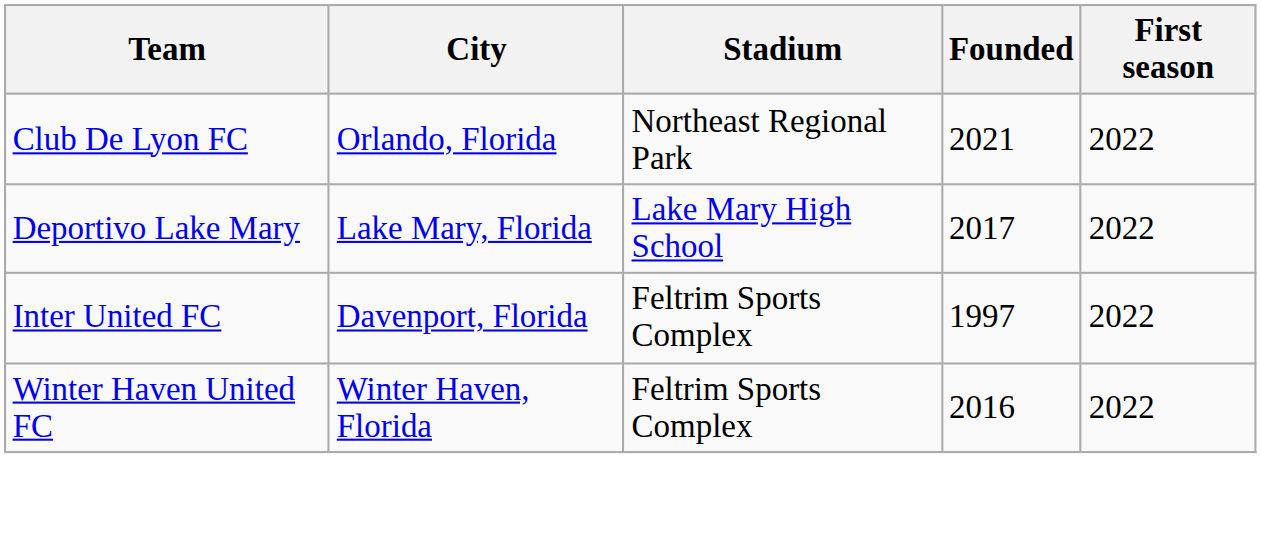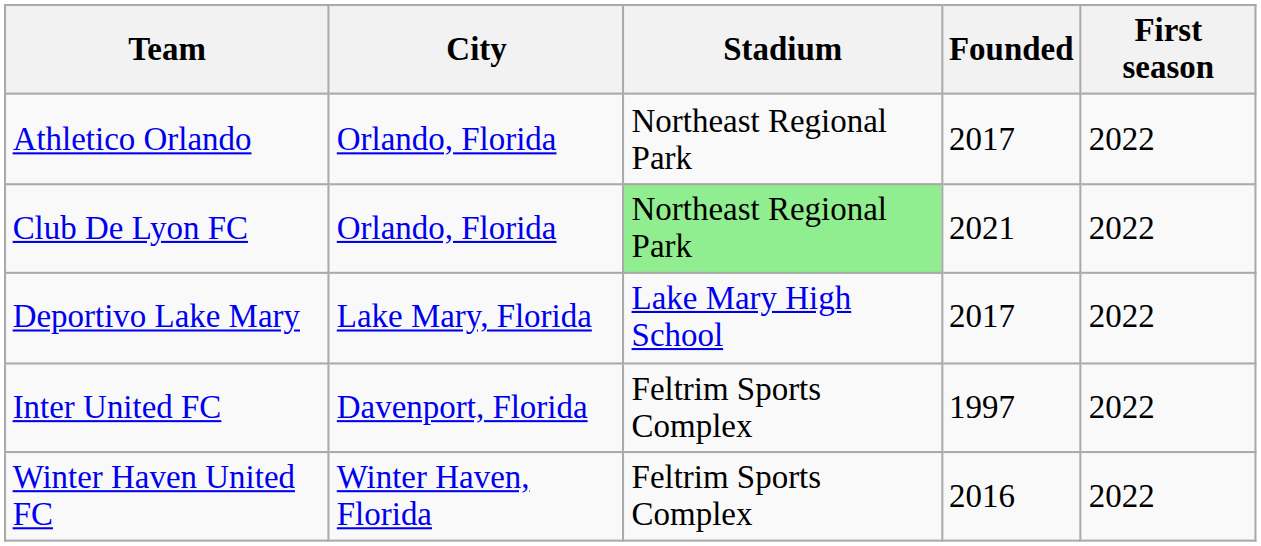+ row: (132, 138)
(759, 138) no background -> (759, 227) lightgreen background
